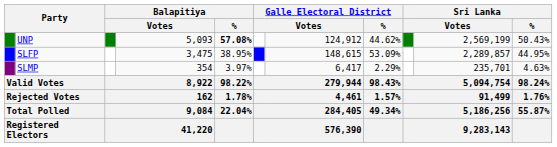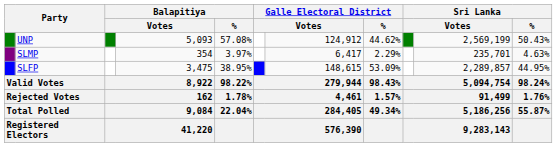(236, 40) bold -> (236, 40) normal
rows swapped: (28, 54) <-> (28, 68)
